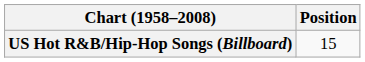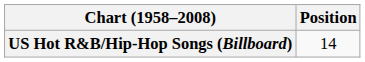(328, 43) 15 -> (328, 43) 14
